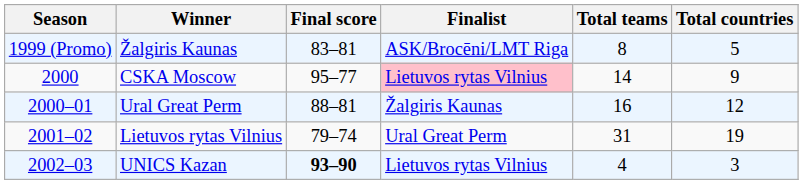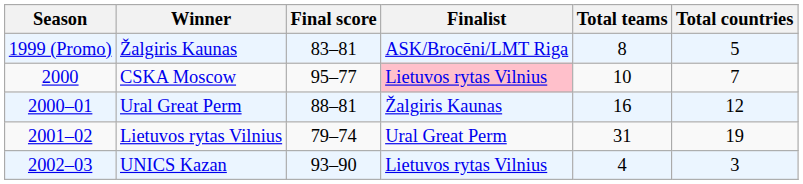(622, 77) 14 -> (622, 77) 10
(735, 77) 9 -> (735, 77) 7
(334, 164) bold -> (334, 164) normal
